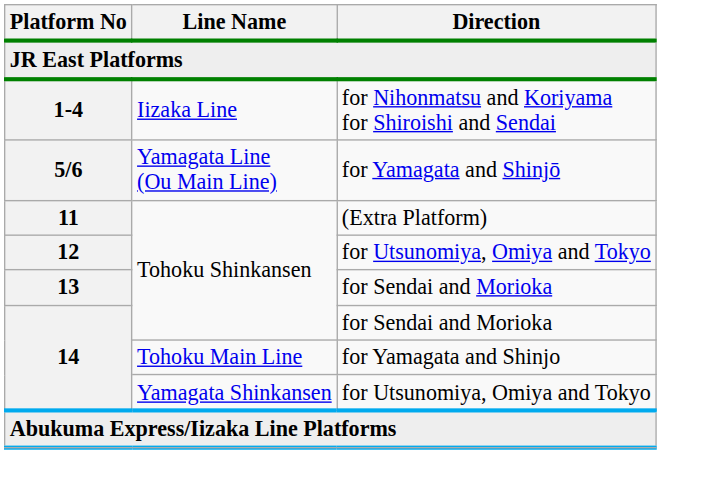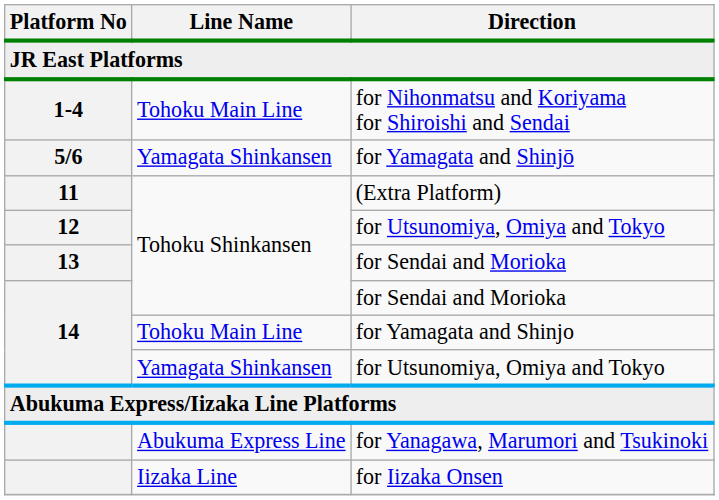(187, 109) Iizaka Line -> (220, 109) Tohoku Main Line
(207, 169) Yamagata Line (Ou Main Line) -> (234, 157) Yamagata Shinkansen
+ row: (68, 441)
+ row: (68, 477)
